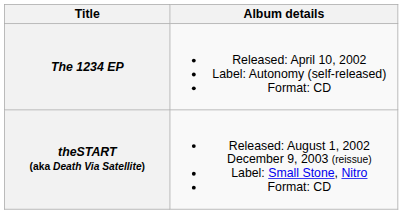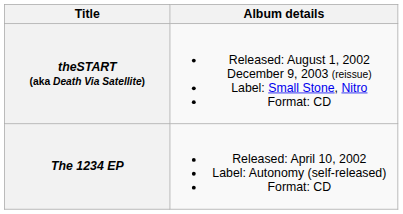rows swapped: (87, 66) <-> (87, 159)
